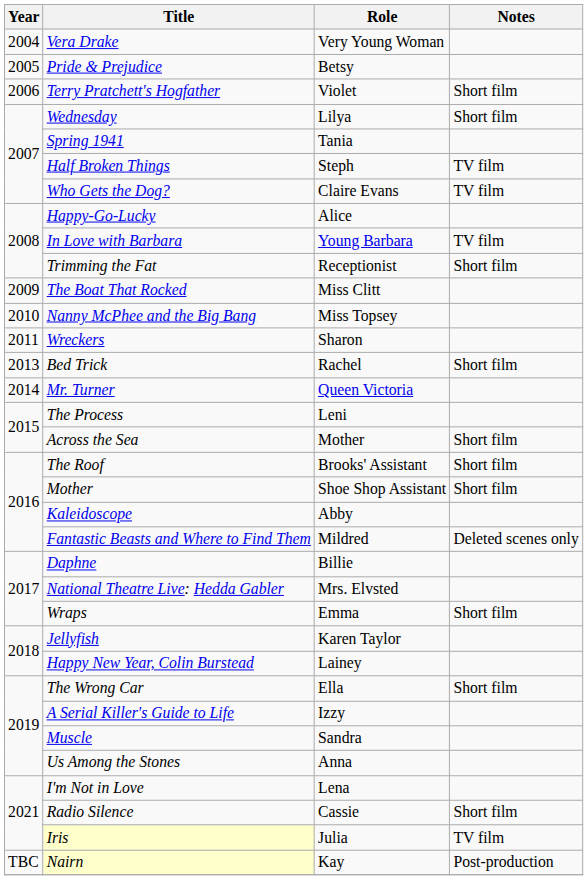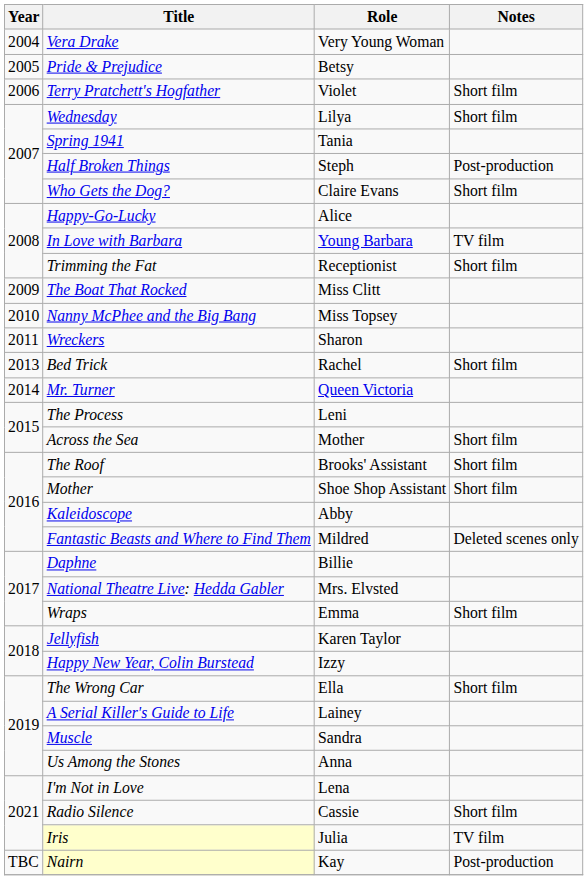(479, 166) TV film -> (504, 166) Post-production
(479, 191) TV film -> (485, 191) Short film
(340, 663) Lainey -> (332, 663) Izzy
(332, 713) Izzy -> (340, 713) Lainey
